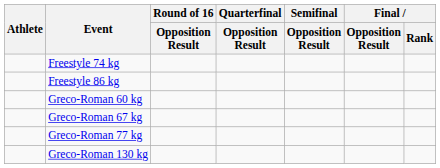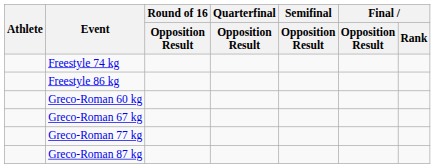+ row: (95, 154)
- row: (98, 154)
